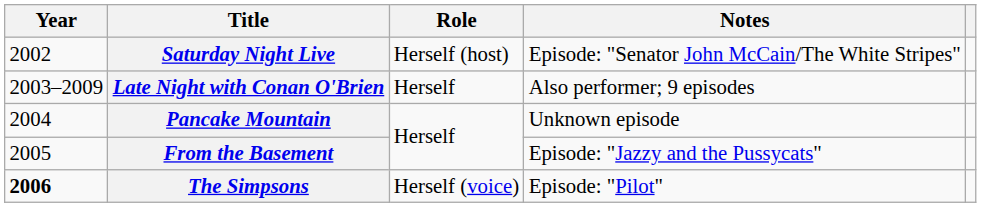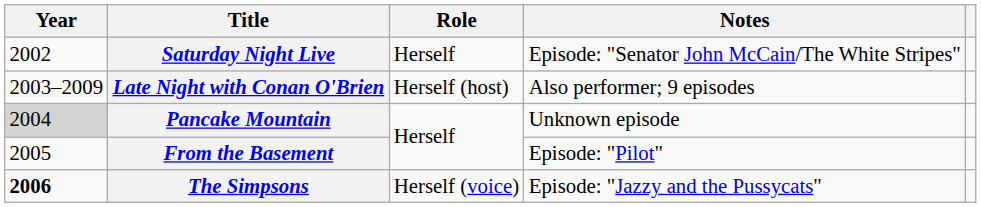(451, 53) Herself (host) -> (424, 53) Herself
(424, 86) Herself -> (451, 86) Herself (host)
(30, 119) no background -> (30, 119) lightgrey background
(675, 152) Episode: "Jazzy and the Pussycats" -> (596, 152) Episode: "Pilot"
(596, 185) Episode: "Pilot" -> (675, 185) Episode: "Jazzy and the Pussycats"
